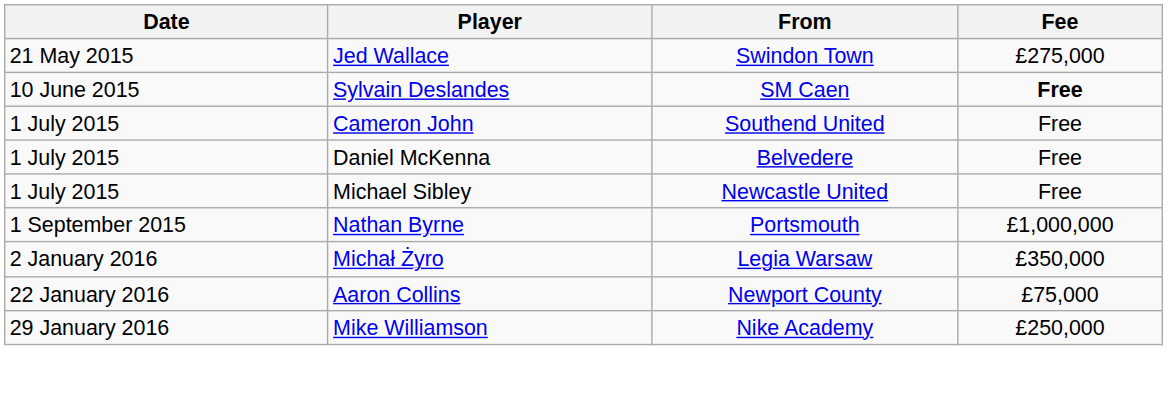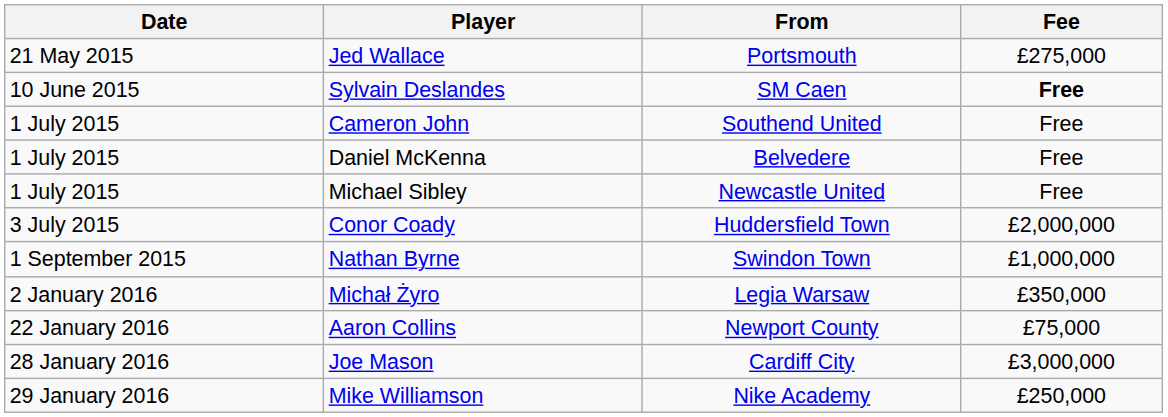(805, 56) Swindon Town -> (802, 56) Portsmouth
+ row: (392, 225)
(805, 225) Portsmouth -> (802, 259) Swindon Town
+ row: (381, 361)
